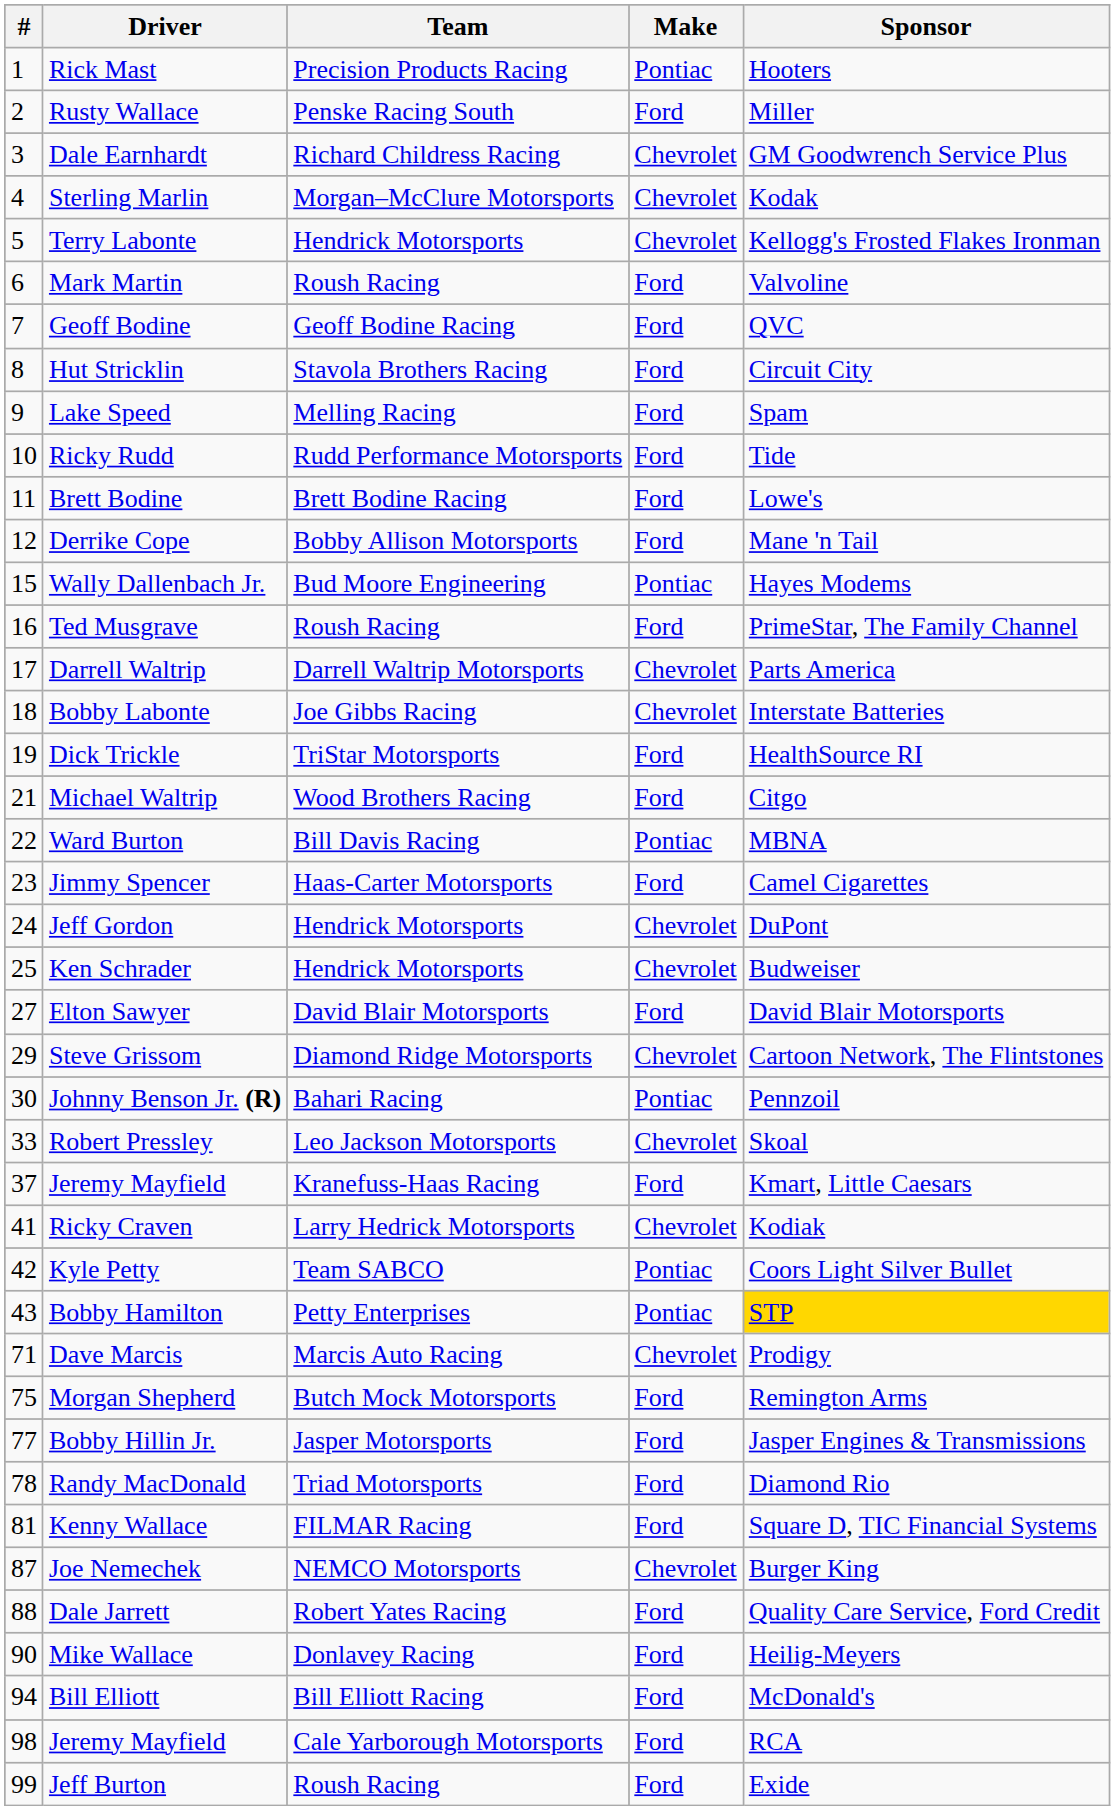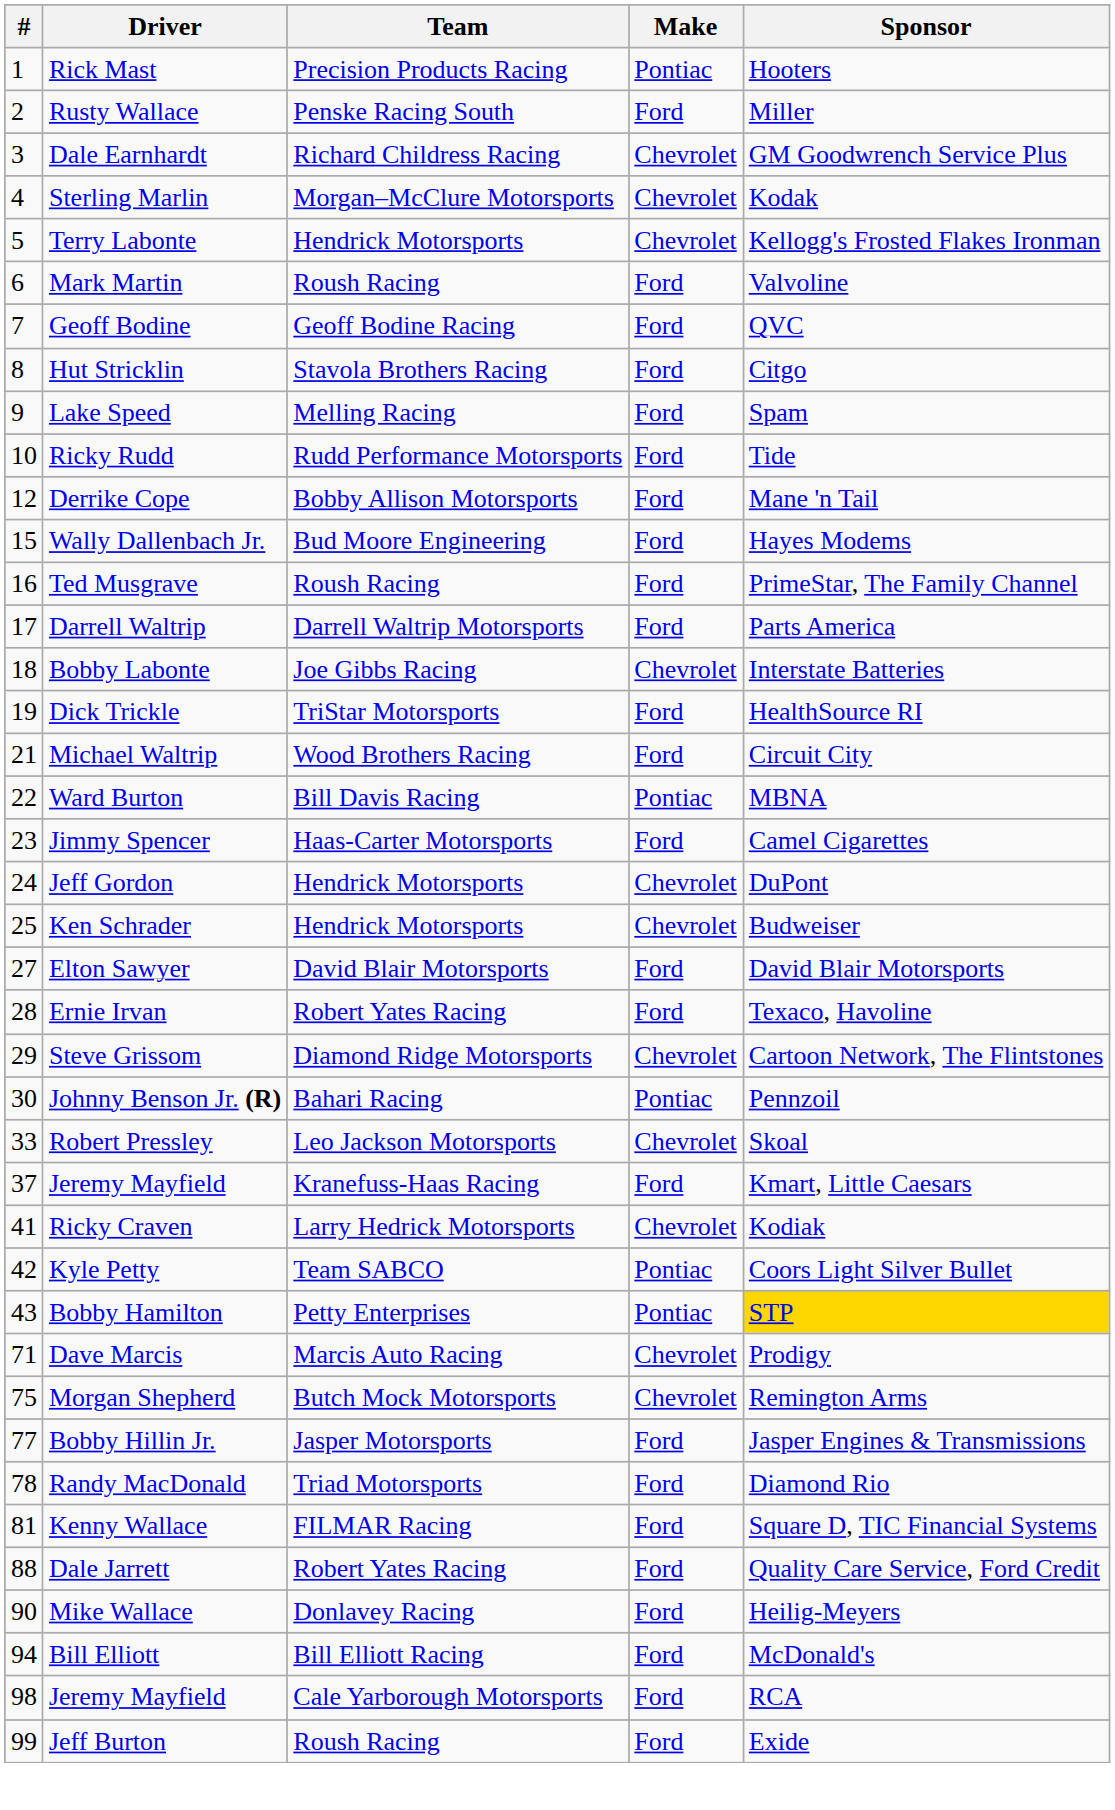(810, 368) Circuit City -> (778, 368) Citgo
- row: (23, 497)
(673, 583) Pontiac -> (659, 540) Ford
(686, 668) Chevrolet -> (659, 626) Ford
(778, 797) Citgo -> (810, 754) Circuit City
+ row: (24, 1011)
(659, 1397) Ford -> (686, 1397) Chevrolet
- row: (24, 1568)
